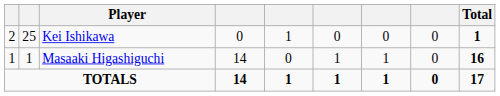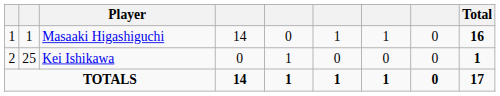rows swapped: (103, 58) <-> (78, 36)
